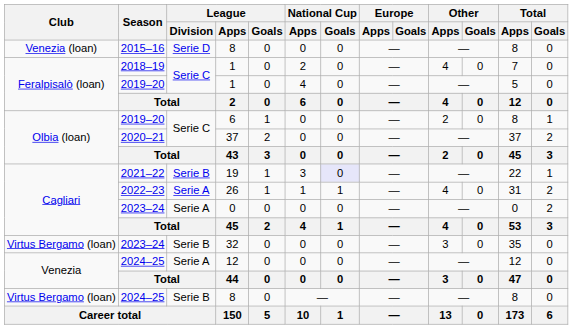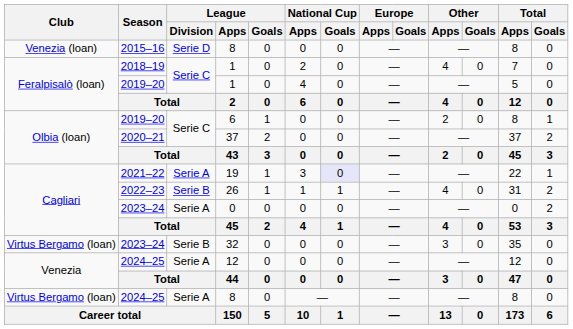(191, 173) Serie B -> (191, 173) Serie A
(191, 191) Serie A -> (191, 191) Serie B
(191, 297) Serie B -> (191, 297) Serie A
